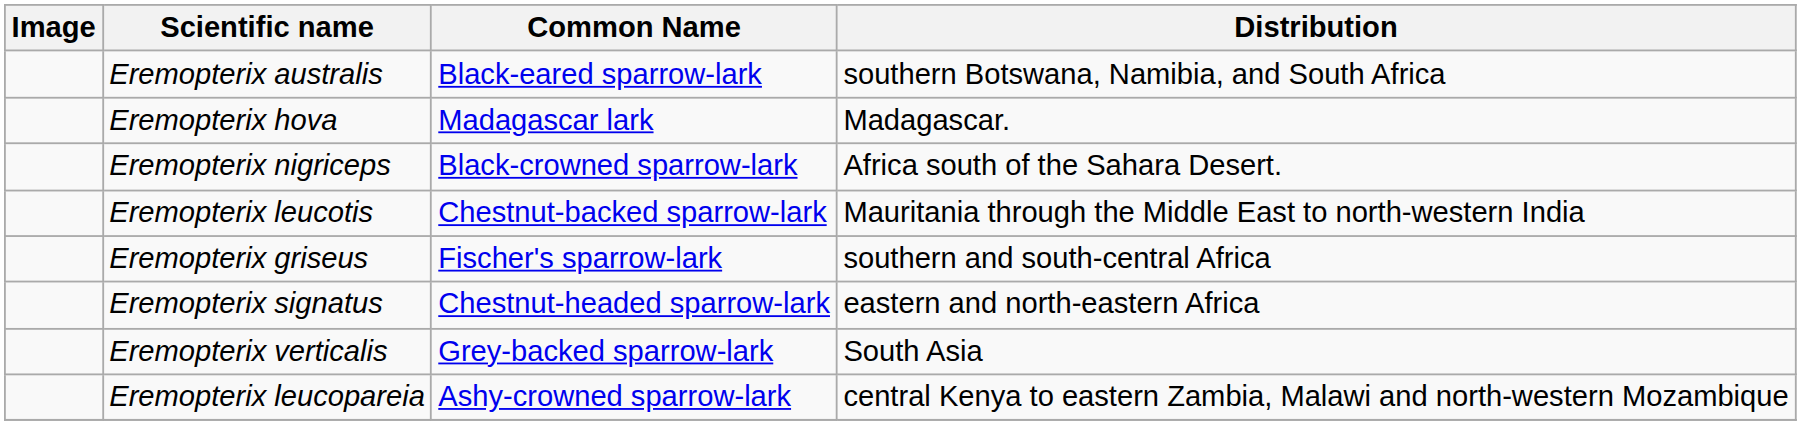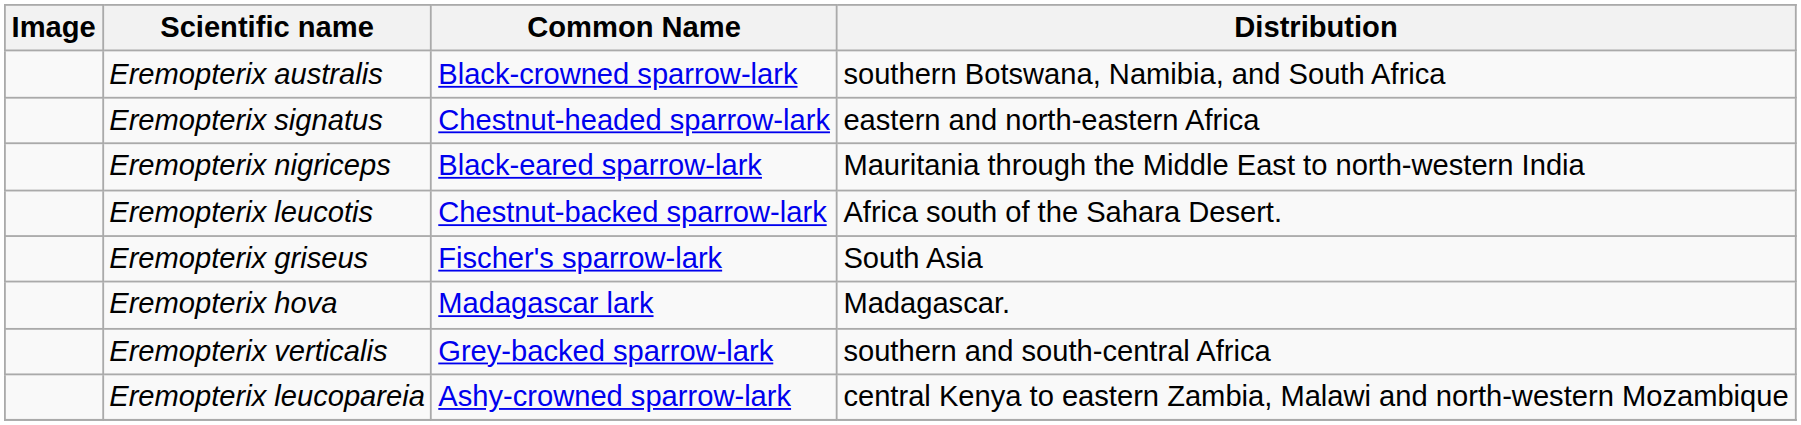(600, 73) Black-eared sparrow-lark -> (618, 73) Black-crowned sparrow-lark
rows swapped: (223, 119) <-> (246, 304)
(618, 166) Black-crowned sparrow-lark -> (600, 166) Black-eared sparrow-lark
(1063, 166) Africa south of the Sahara Desert. -> (1214, 166) Mauritania through the Middle East to north-western India
(1214, 212) Mauritania through the Middle East to north-western India -> (1063, 212) Africa south of the Sahara Desert.
(1057, 258) southern and south-central Africa -> (913, 258) South Asia
(913, 350) South Asia -> (1057, 350) southern and south-central Africa
